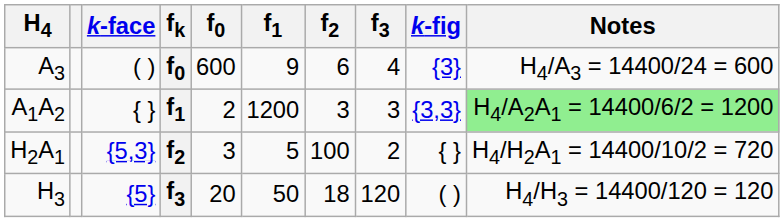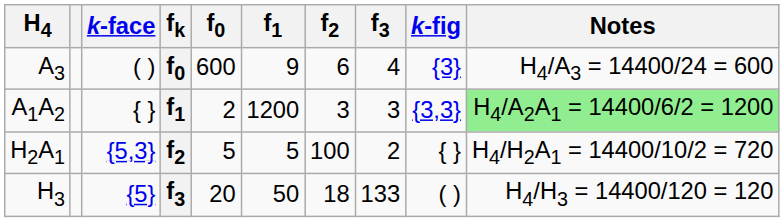(229, 152) 3 -> (229, 152) 5
(380, 194) 120 -> (380, 194) 133
